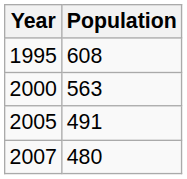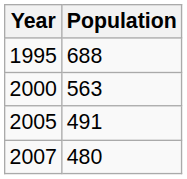(84, 55) 608 -> (84, 55) 688
